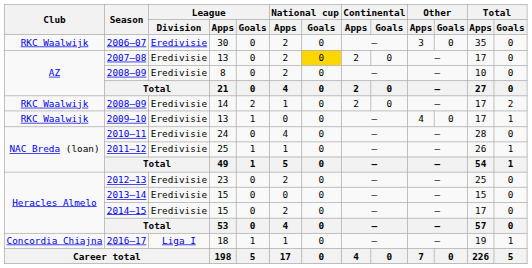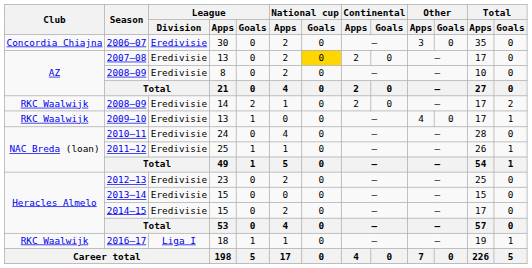(54, 42) RKC Waalwijk -> (54, 42) Concordia Chiajna
(54, 241) Concordia Chiajna -> (54, 241) RKC Waalwijk
